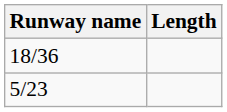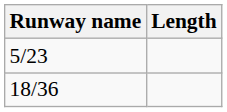rows swapped: (29, 89) <-> (34, 55)
